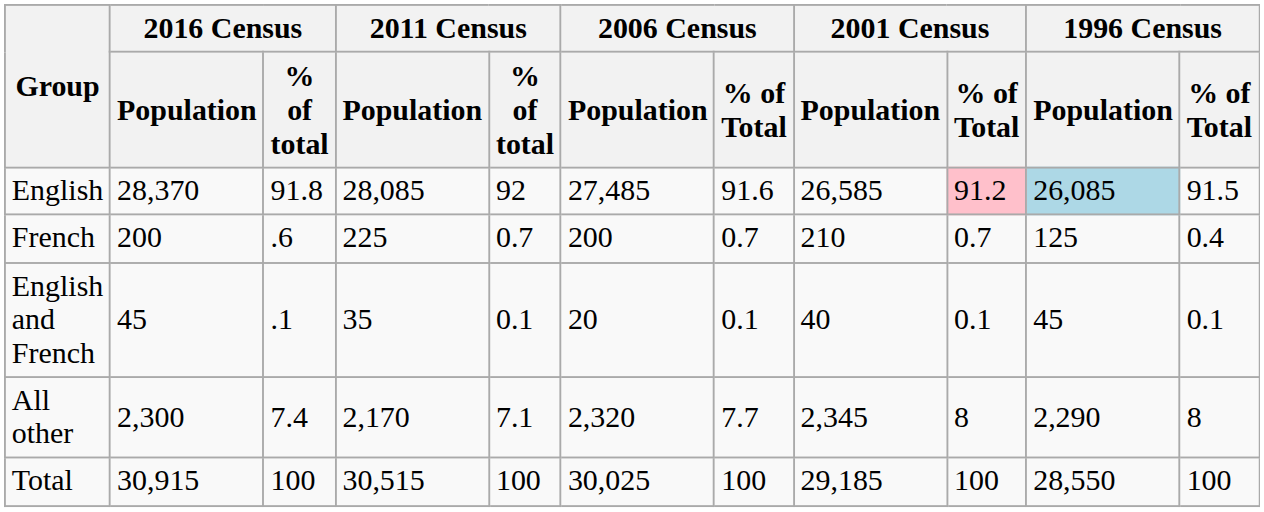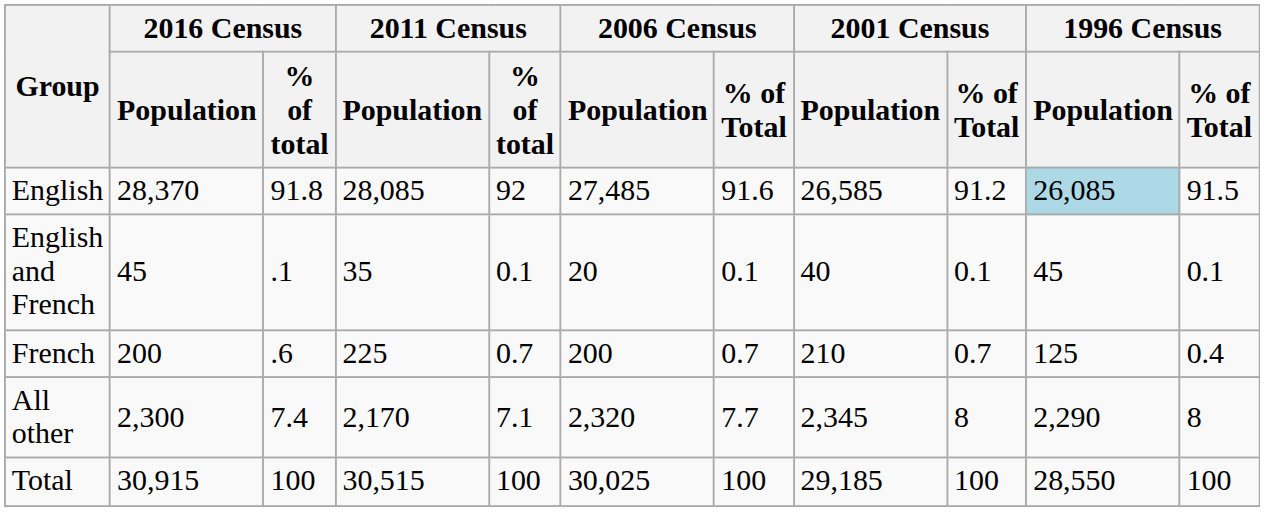(980, 190) pink background -> (980, 190) no background
rows swapped: (53, 237) <-> (58, 319)
